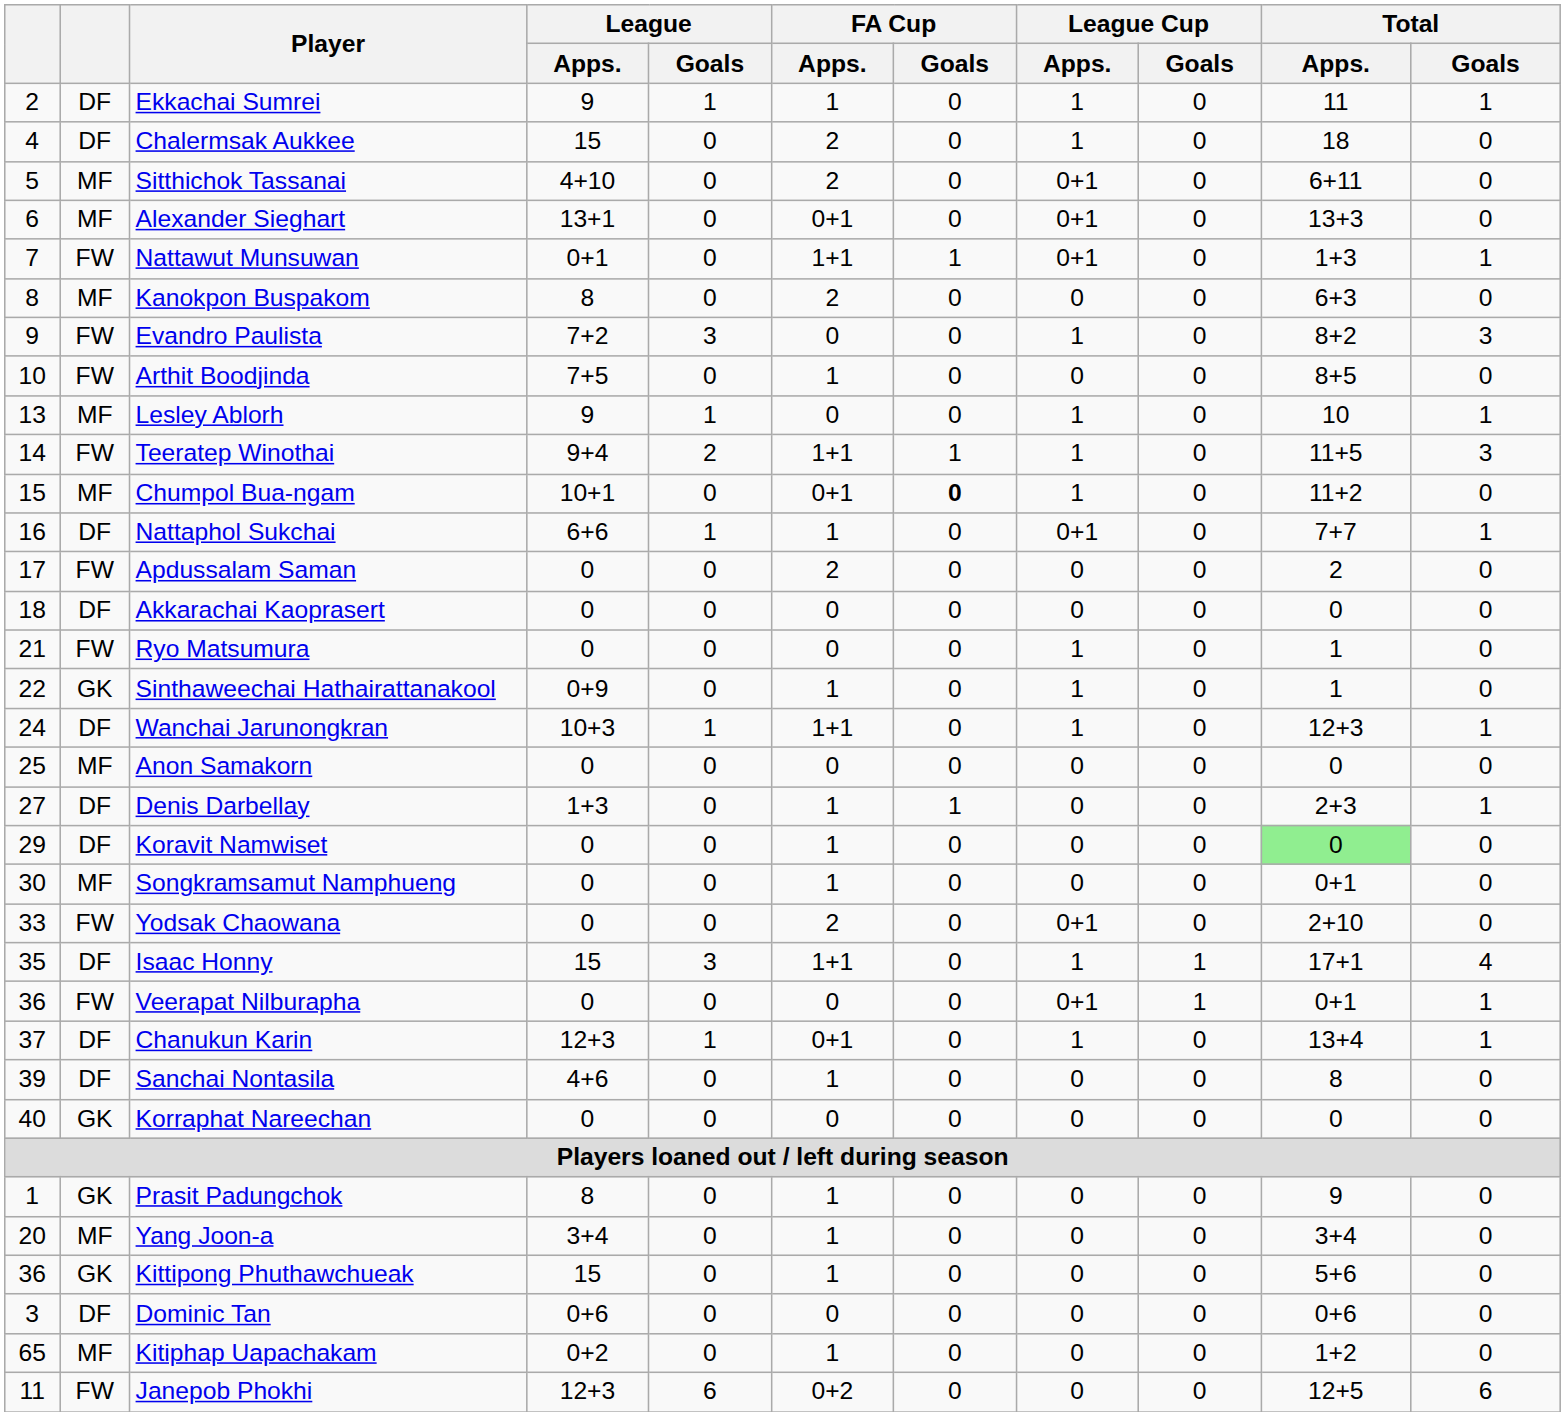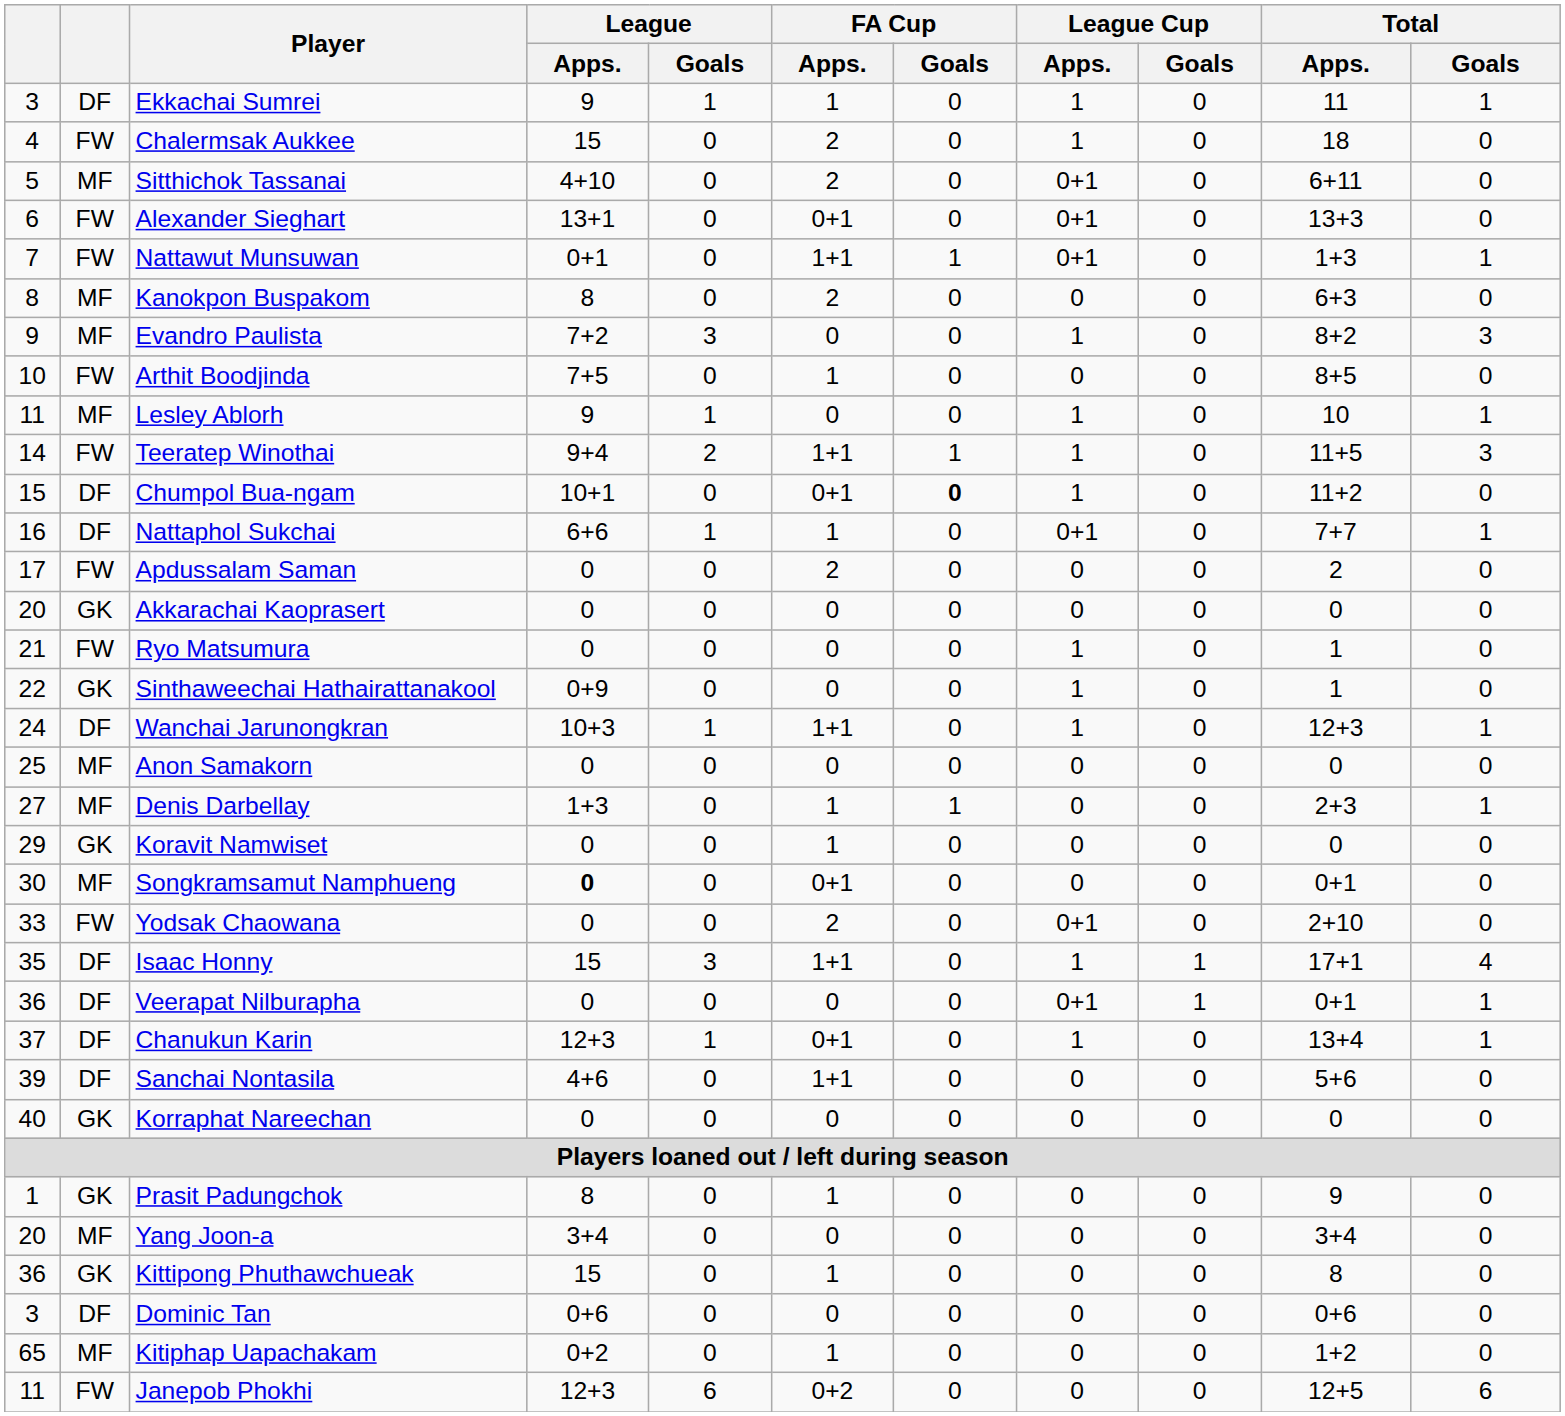(32, 102) 2 -> (32, 102) 3
(95, 141) DF -> (95, 141) FW
(95, 219) MF -> (95, 219) FW
(95, 336) FW -> (95, 336) MF
(32, 414) 13 -> (32, 414) 11
(95, 492) MF -> (95, 492) DF
(32, 610) 18 -> (32, 610) 20
(95, 610) DF -> (95, 610) GK
(832, 688) 1 -> (832, 688) 0
(95, 805) DF -> (95, 805) MF
(95, 844) DF -> (95, 844) GK
(1336, 844) lightgreen background -> (1336, 844) no background
(587, 883) normal -> (587, 883) bold
(832, 883) 1 -> (832, 883) 0+1
(95, 1000) FW -> (95, 1000) DF
(832, 1079) 1 -> (832, 1079) 1+1
(1336, 1079) 8 -> (1336, 1079) 5+6
(832, 1235) 1 -> (832, 1235) 0
(1336, 1274) 5+6 -> (1336, 1274) 8
